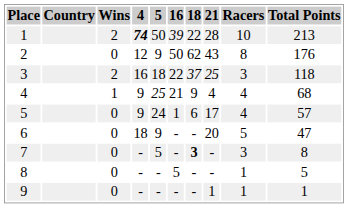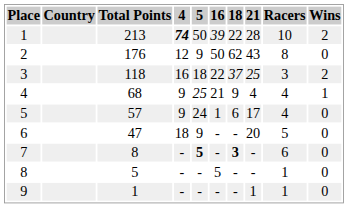columns swapped: (304, 15) <-> (114, 15)
(158, 152) normal -> (200, 152) bold
(243, 152) 3 -> (285, 152) 6
